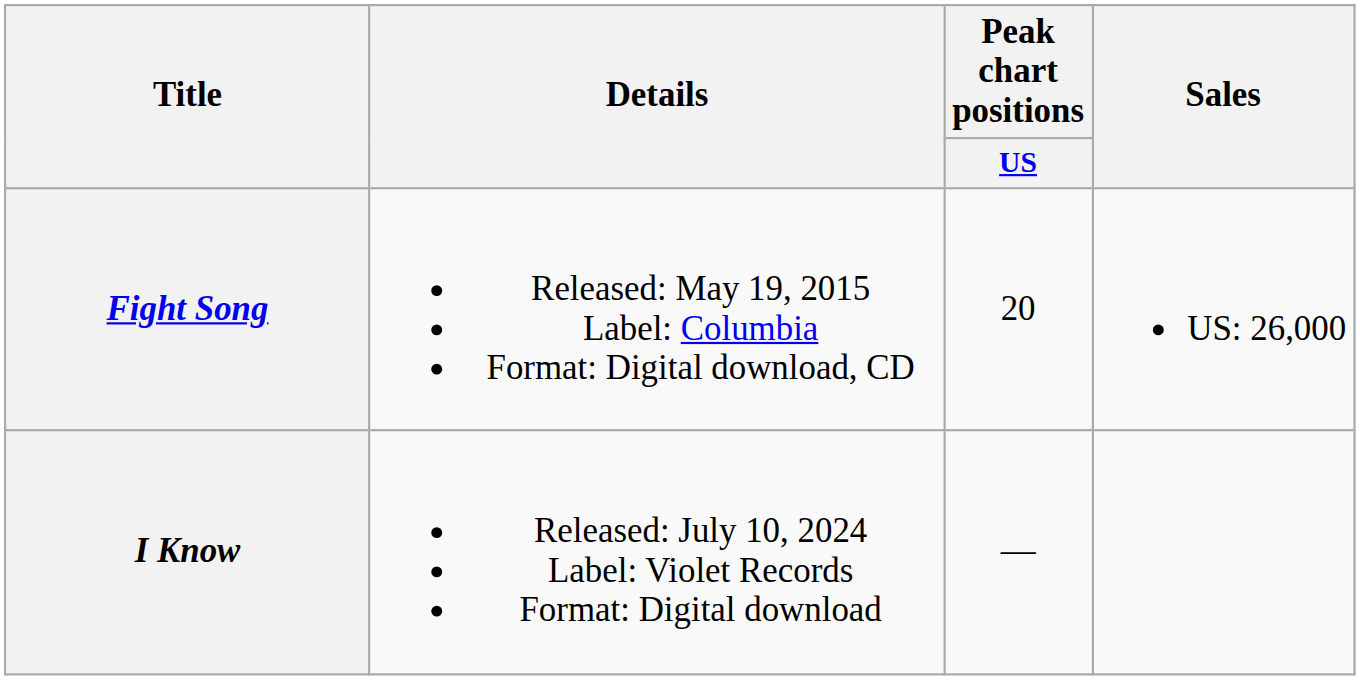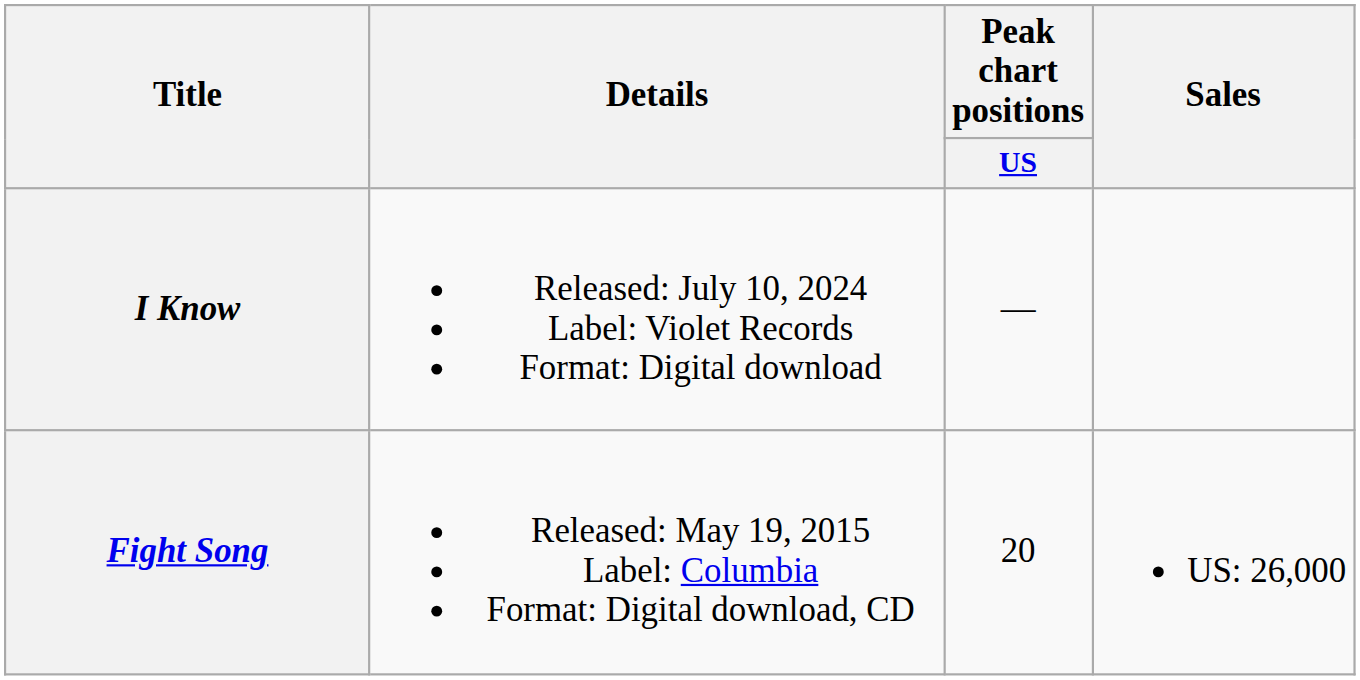rows swapped: (188, 308) <-> (188, 551)
